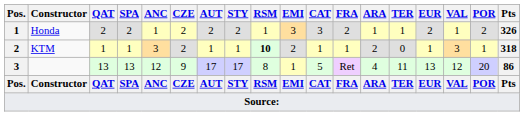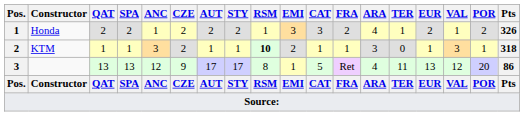(375, 30) 1 -> (375, 30) 4
(375, 48) 2 -> (375, 48) 3
